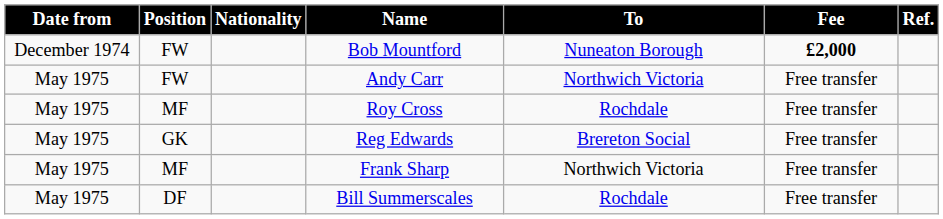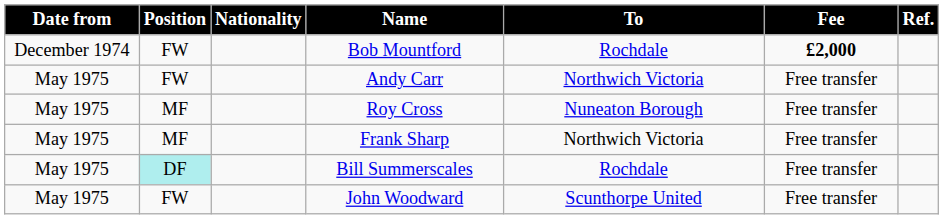(634, 49) Nuneaton Borough -> (634, 49) Rochdale
(634, 109) Rochdale -> (634, 109) Nuneaton Borough
- row: (405, 139)
(175, 199) no background -> (175, 169) paleturquoise background
+ row: (405, 199)
